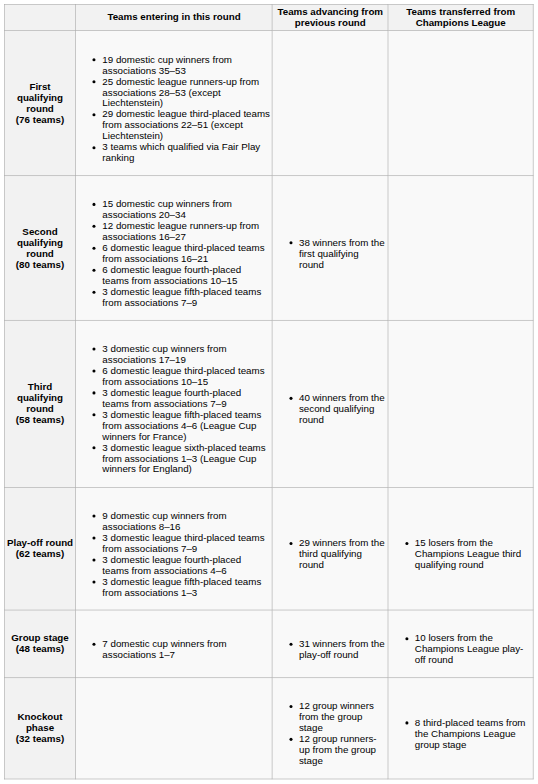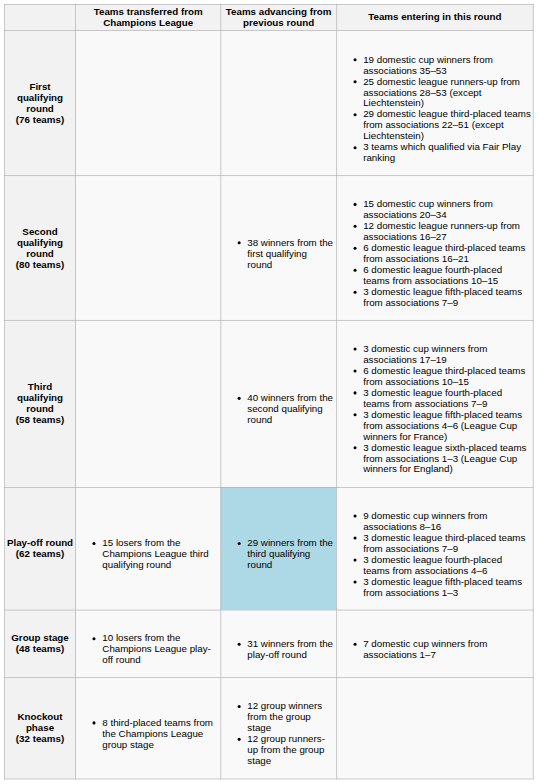columns swapped: (174, 17) <-> (461, 17)
(330, 554) no background -> (279, 554) lightblue background
